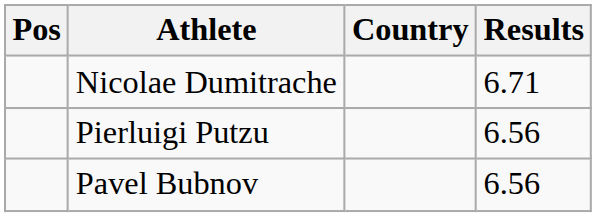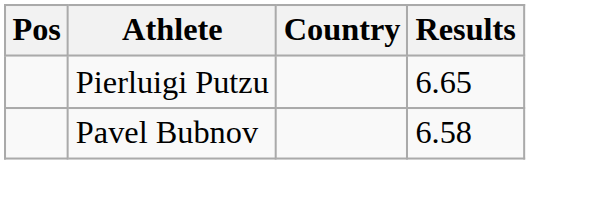- row: (206, 81)
(512, 132) 6.56 -> (444, 81) 6.65
(512, 183) 6.56 -> (444, 132) 6.58
